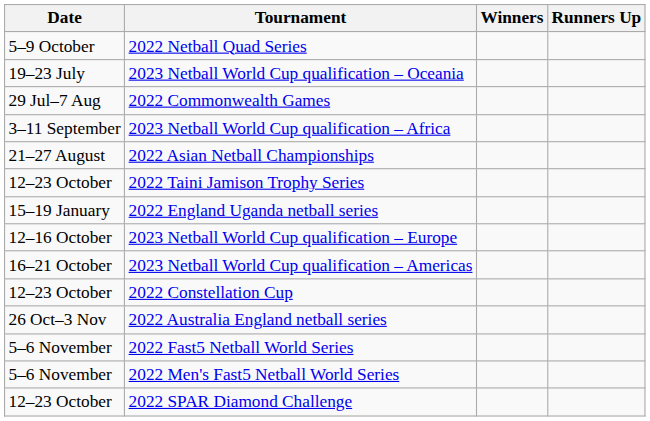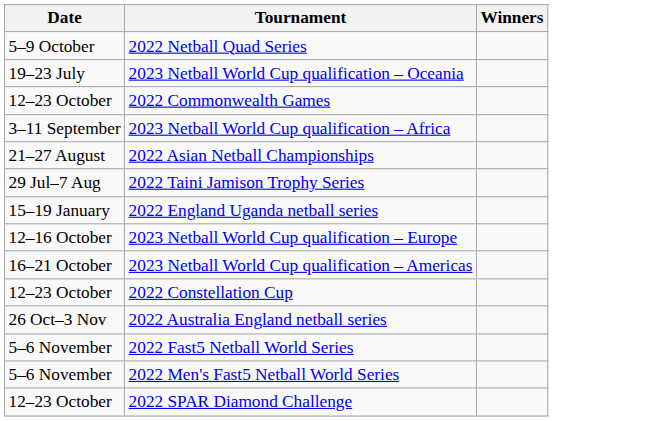- column: (596, 18)
(55, 100) 29 Jul–7 Aug -> (60, 100) 12–23 October
(60, 182) 12–23 October -> (55, 182) 29 Jul–7 Aug
